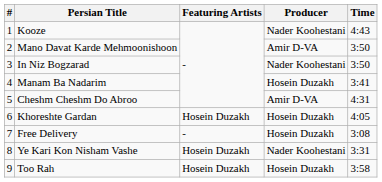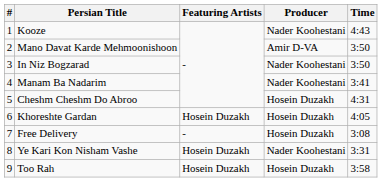(300, 82) Hosein Duzakh -> (306, 82) Nader Koohestani
(292, 99) Amir D-VA -> (300, 99) Hosein Duzakh
